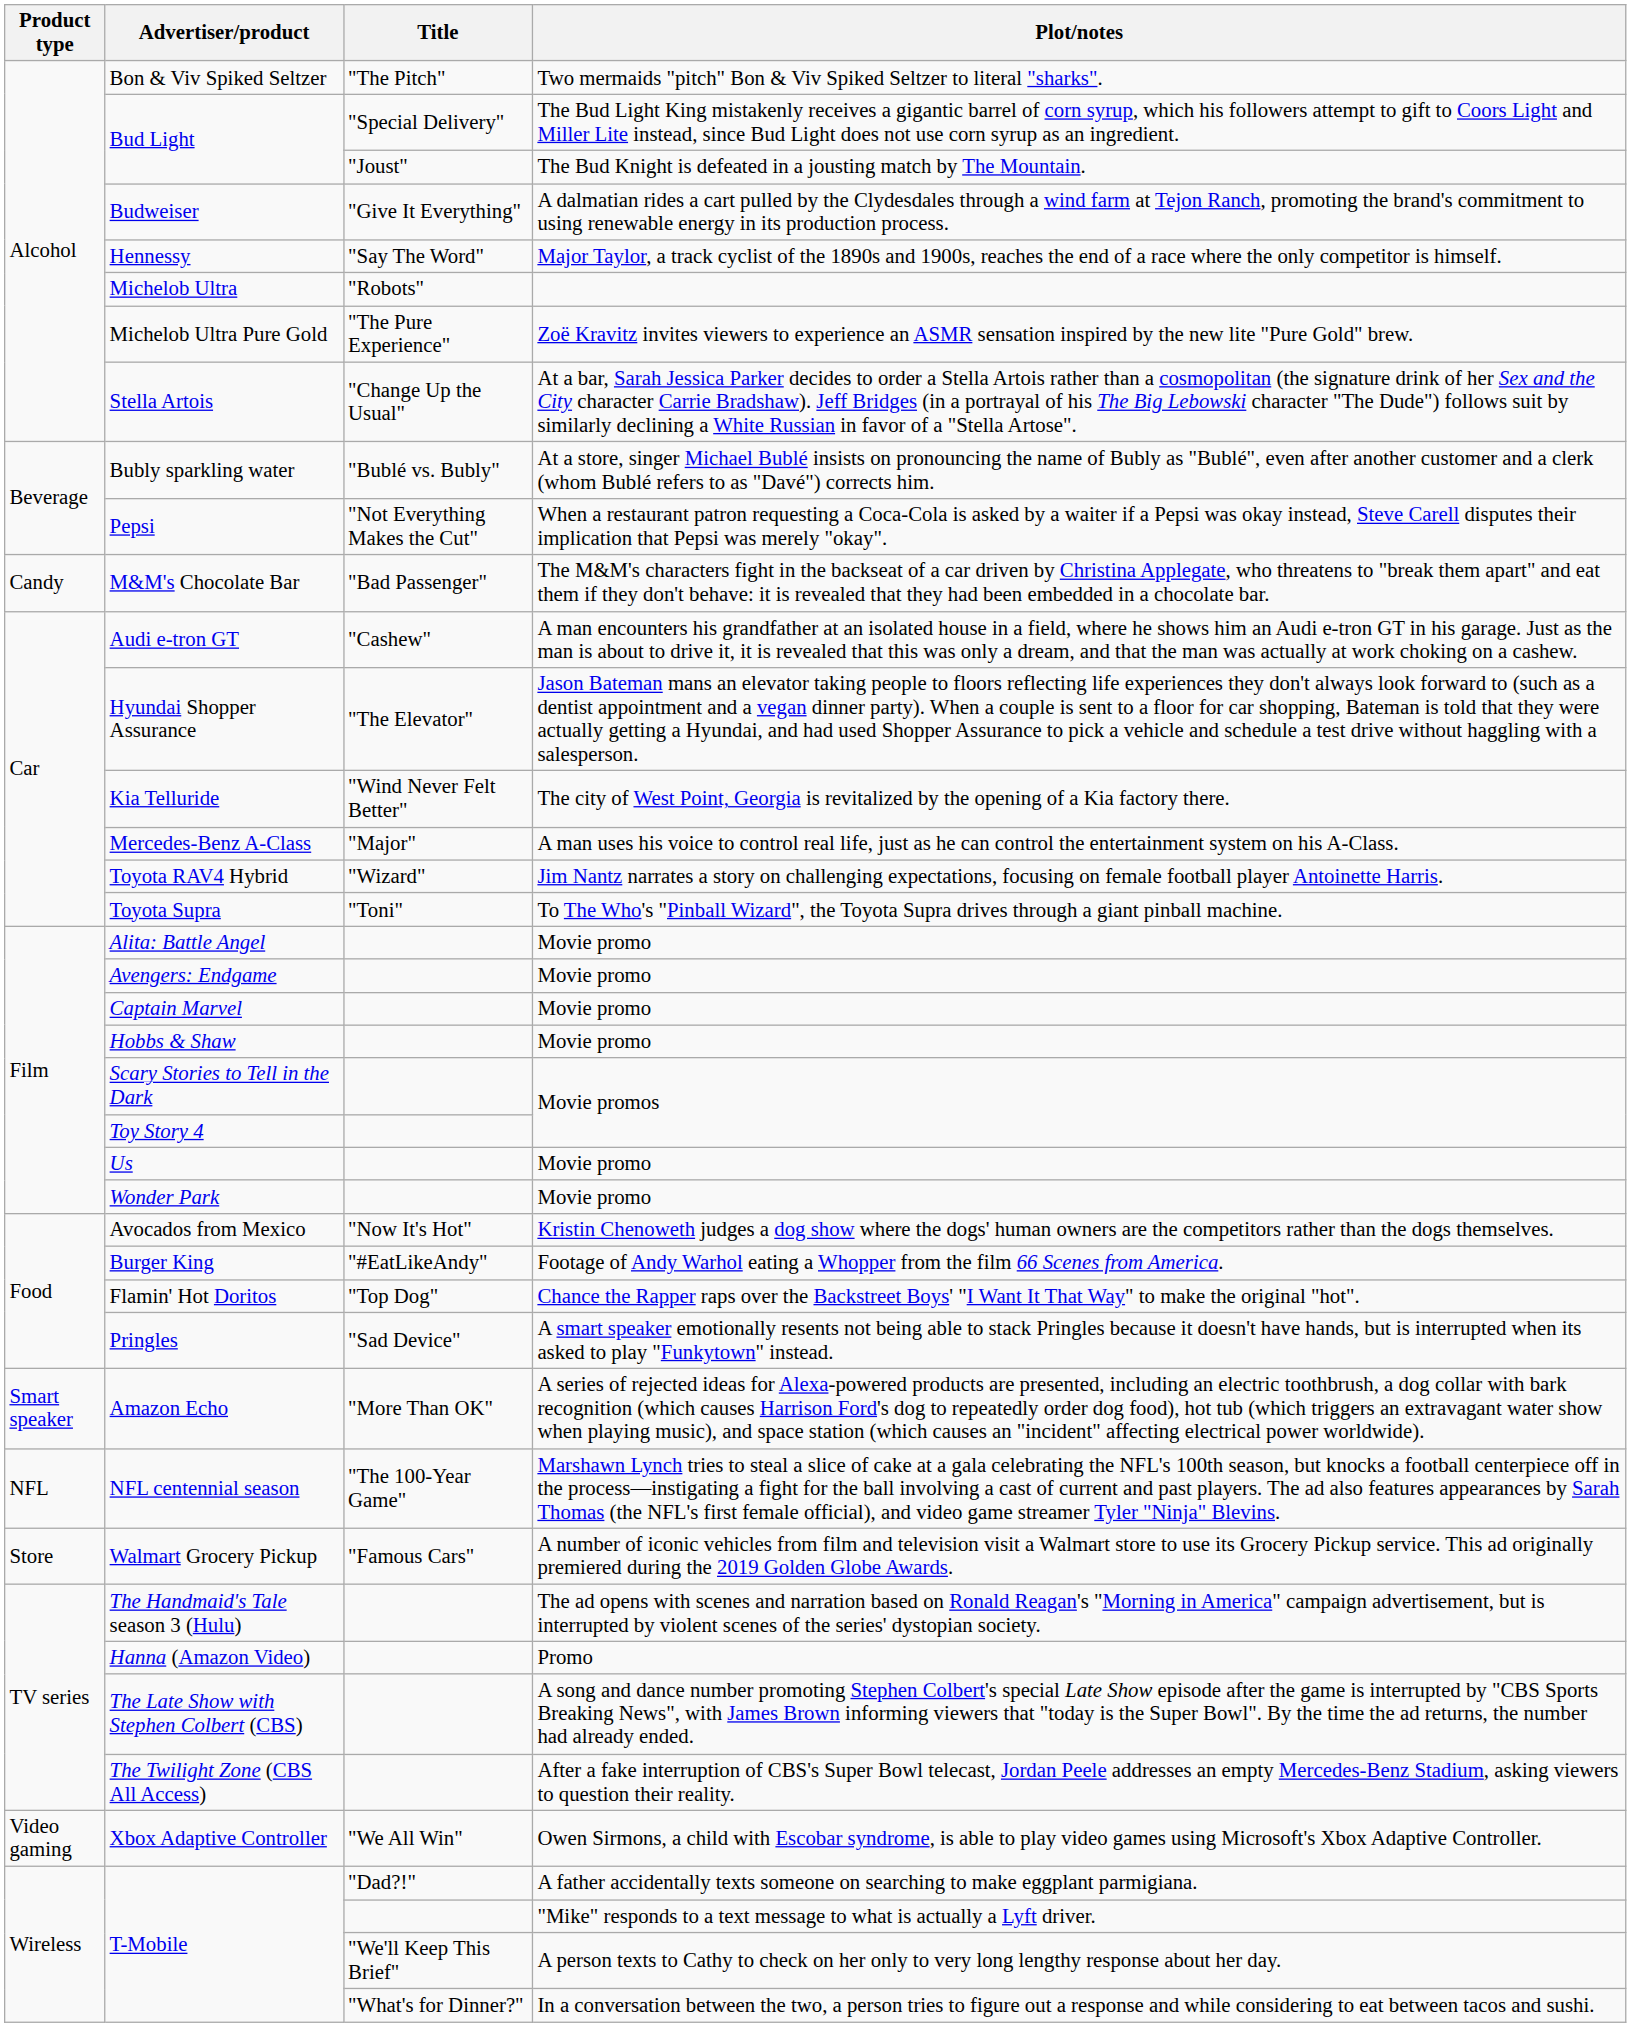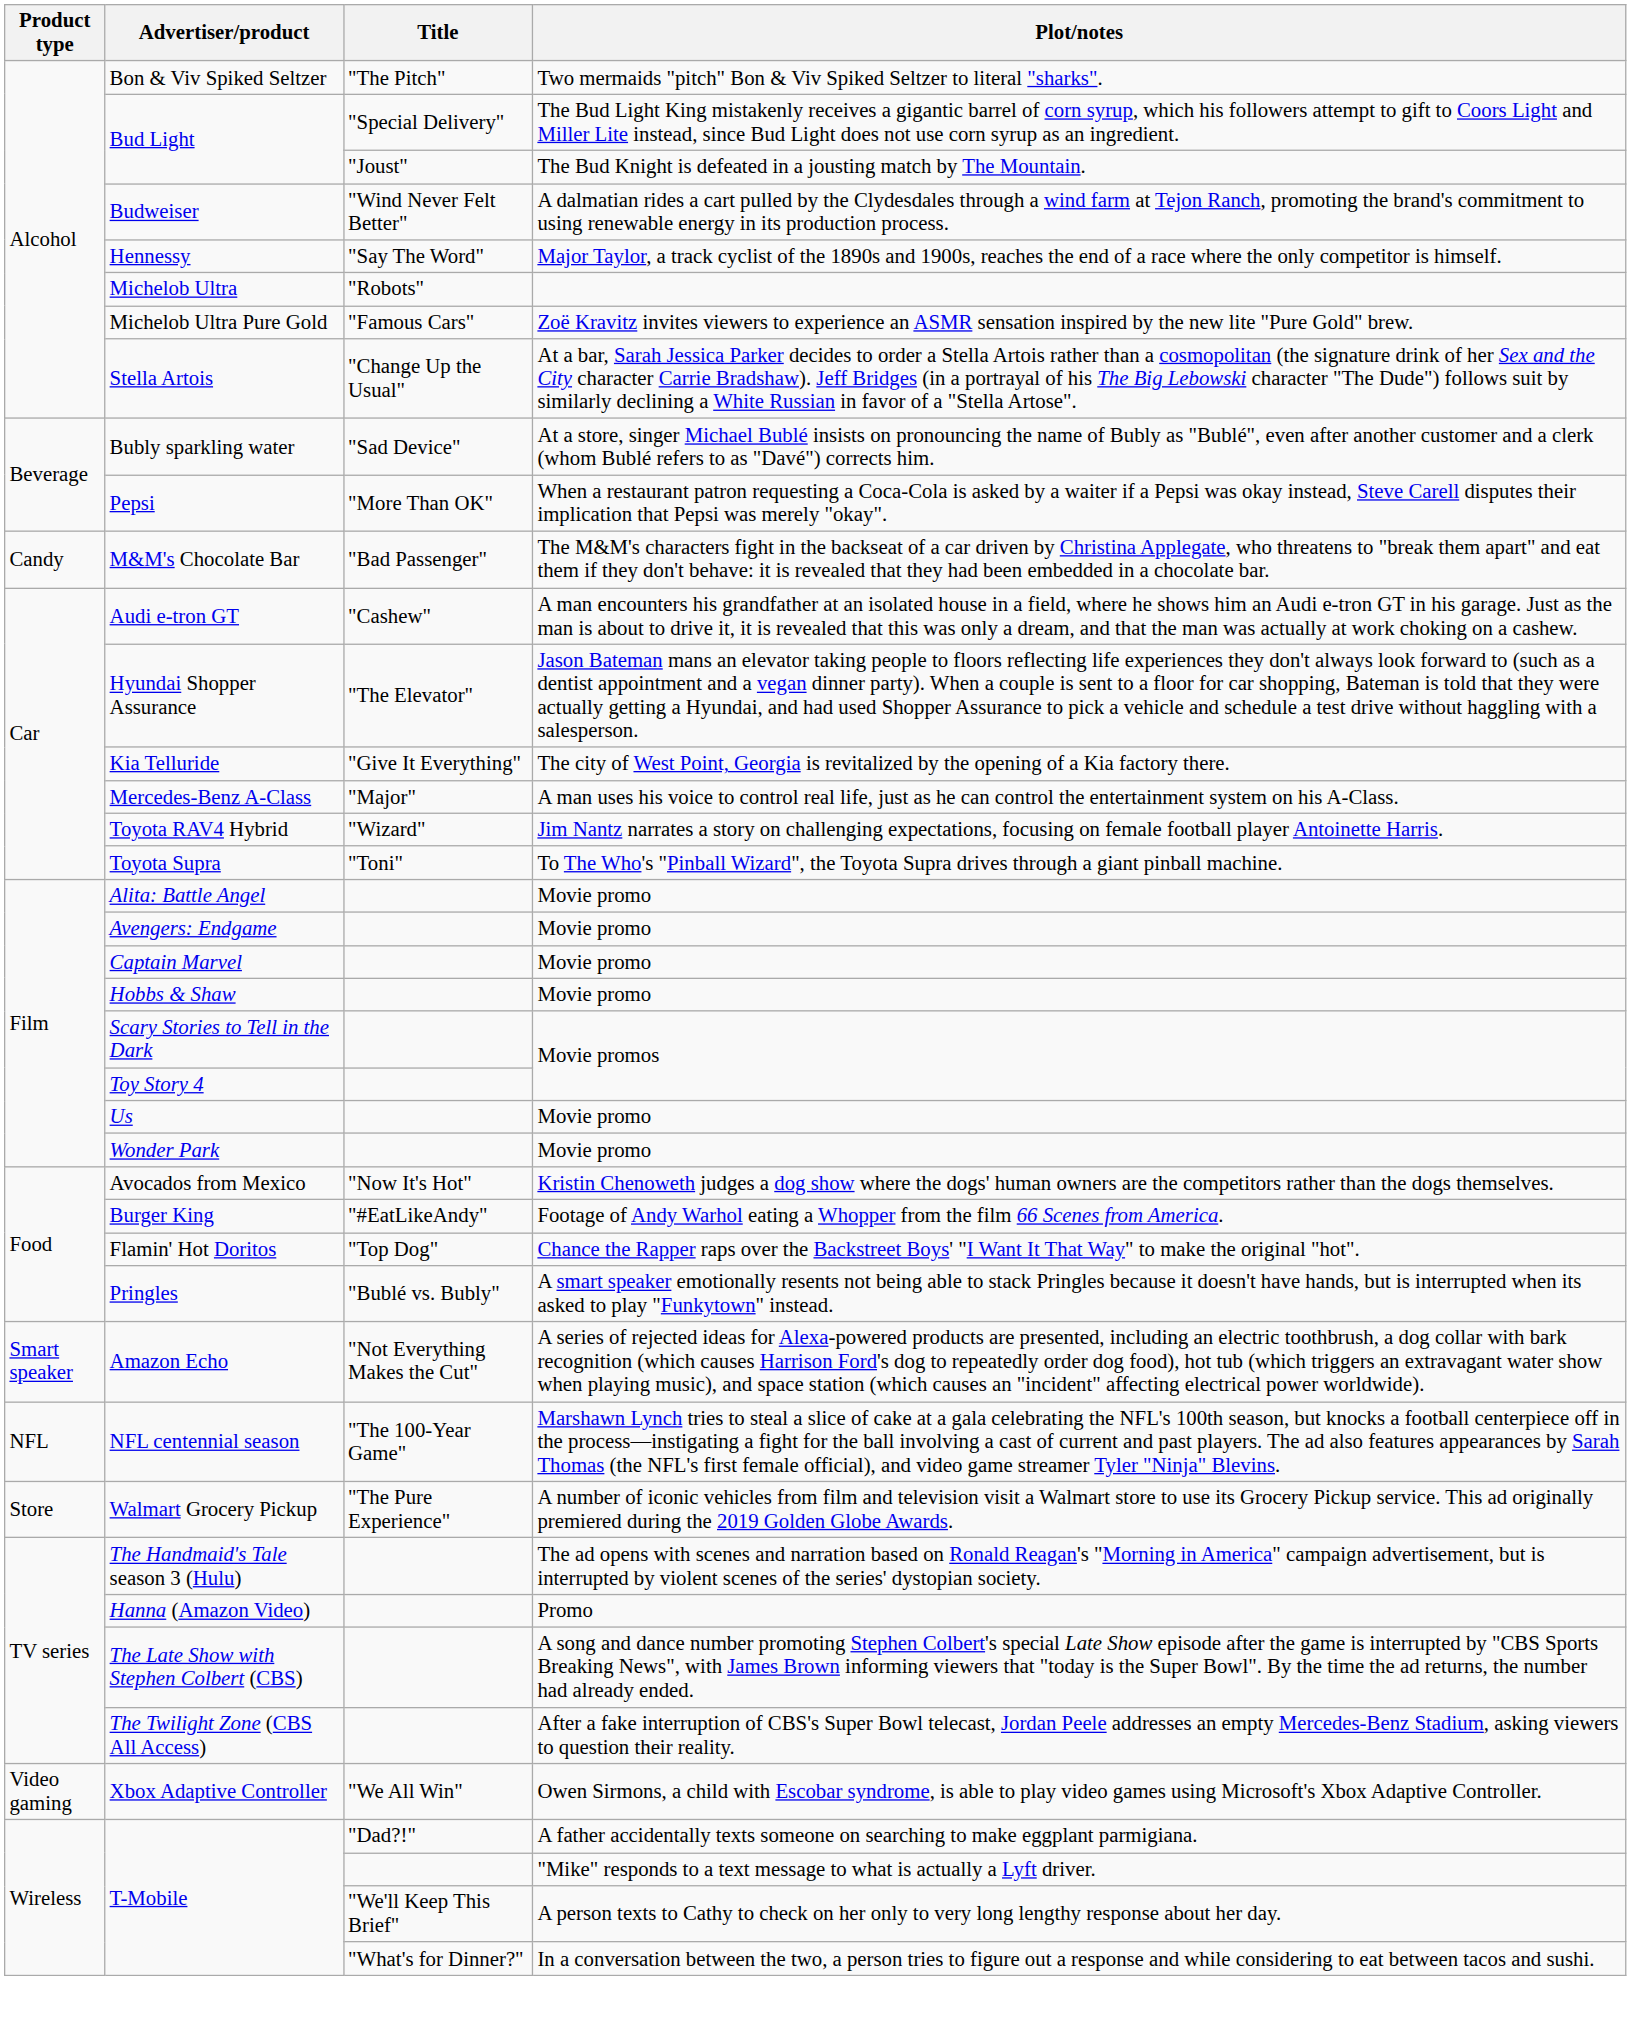(435, 211) "Give It Everything" -> (422, 211) "Wind Never Felt Better"
(399, 333) "The Pure Experience" -> (411, 322) "Famous Cars"
(424, 469) "Bublé vs. Bubly" -> (404, 446) "Sad Device"
(417, 526) "Not Everything Makes the Cut" -> (421, 502) "More Than OK"
(422, 798) "Wind Never Felt Better" -> (435, 763) "Give It Everything"
(404, 1340) "Sad Device" -> (424, 1293) "Bublé vs. Bubly"
(421, 1408) "More Than OK" -> (417, 1361) "Not Everything Makes the Cut"
(411, 1556) "Famous Cars" -> (399, 1509) "The Pure Experience"
